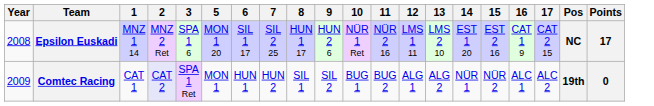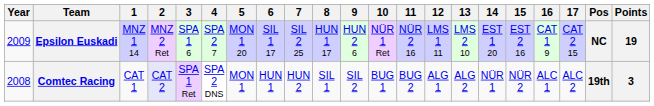+ column: (214, 12)
(19, 41) 2008 -> (19, 41) 2009
(606, 41) 17 -> (631, 41) 19
(19, 81) 2009 -> (19, 81) 2008
(606, 81) 0 -> (631, 81) 3
